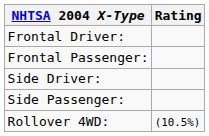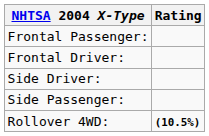rows swapped: (66, 36) <-> (78, 57)
(177, 122) normal -> (177, 121) bold
